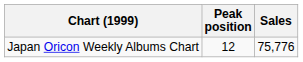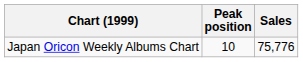(228, 47) 12 -> (228, 47) 10
